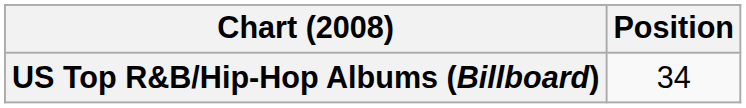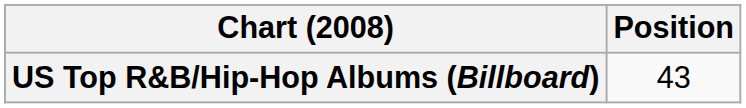(674, 77) 34 -> (674, 77) 43
